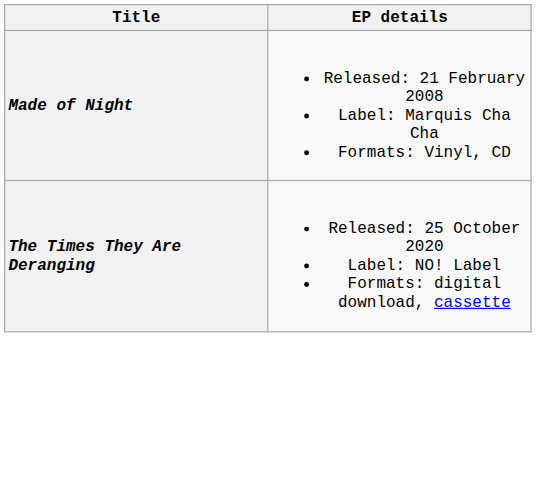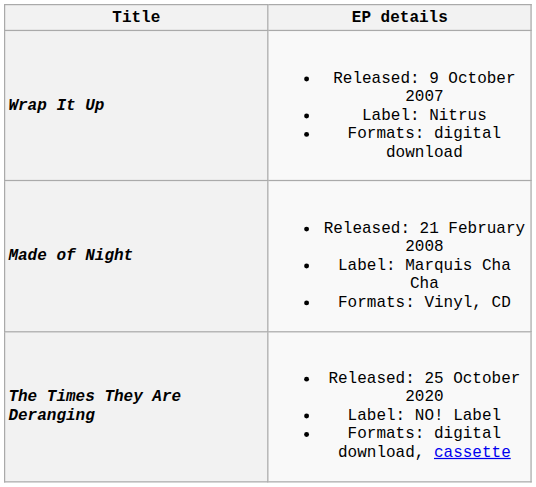+ row: (56, 106)
